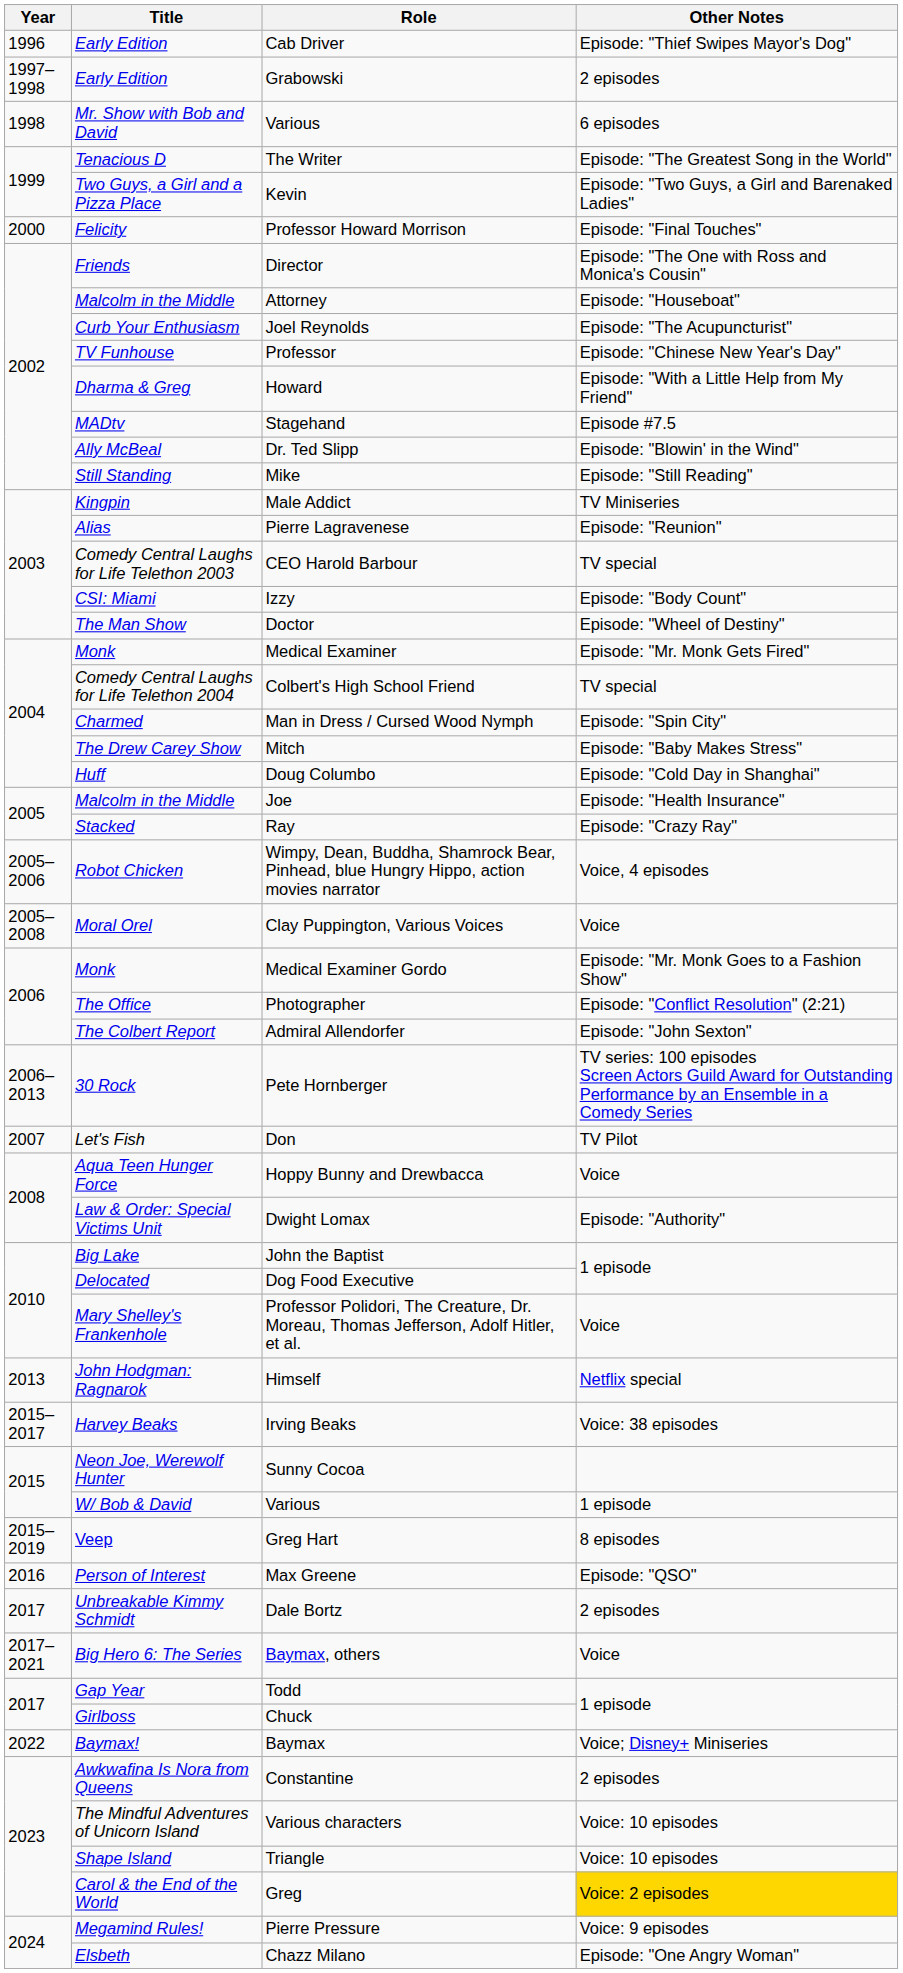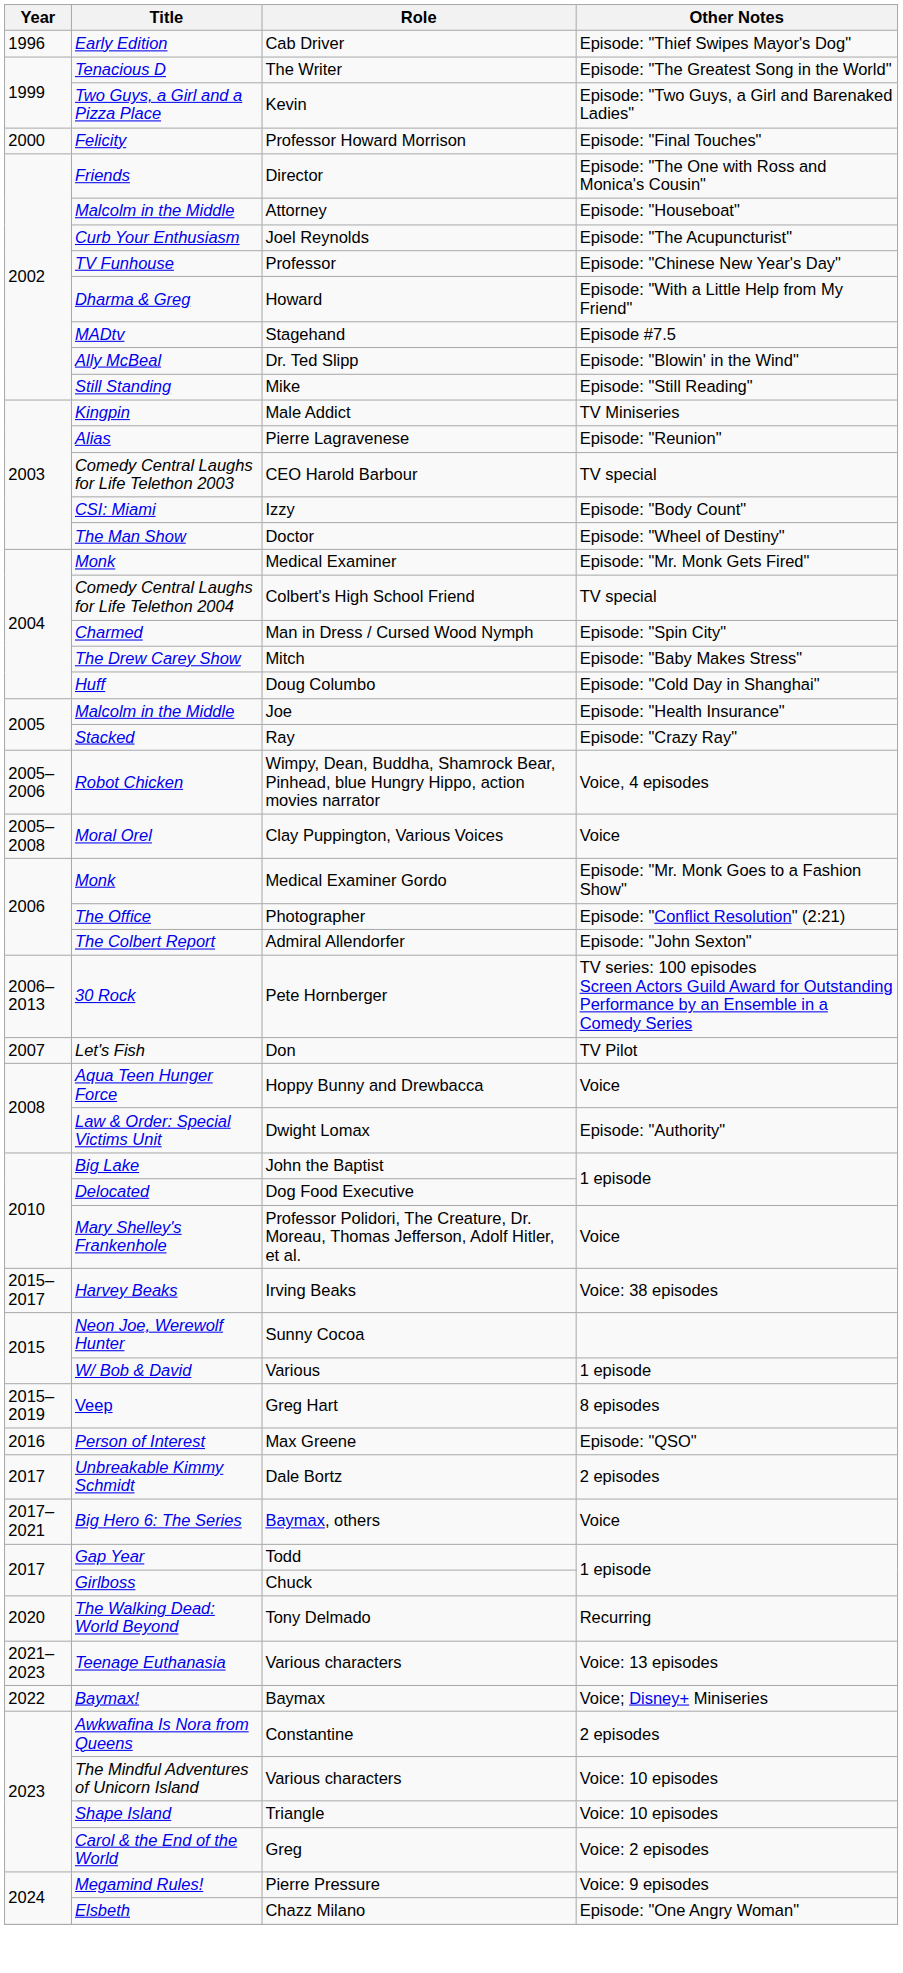- row: (121, 79)
- row: (159, 123)
- row: (133, 1379)
+ row: (145, 1618)
+ row: (150, 1663)
(644, 1894) gold background -> (644, 1849) no background
